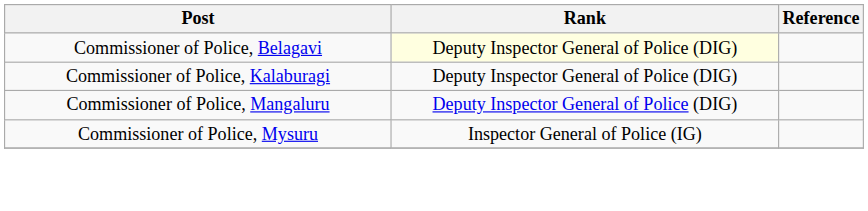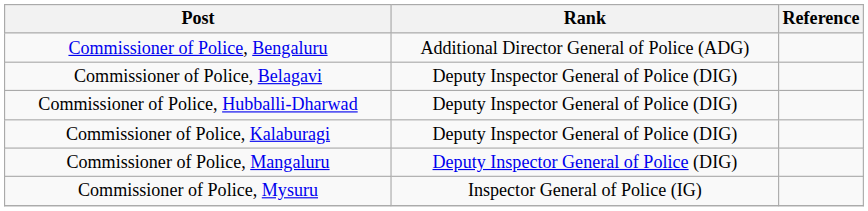+ row: (198, 47)
(585, 47) lightyellow background -> (585, 76) no background
+ row: (198, 104)
